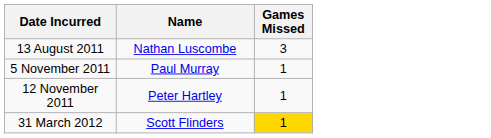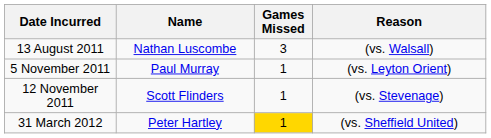+ column: (399, 22)
(185, 96) Peter Hartley -> (185, 96) Scott Flinders
(185, 123) Scott Flinders -> (185, 123) Peter Hartley
